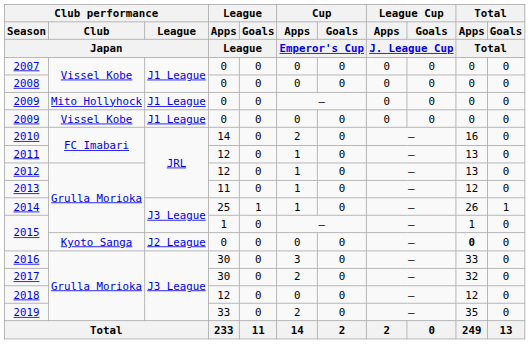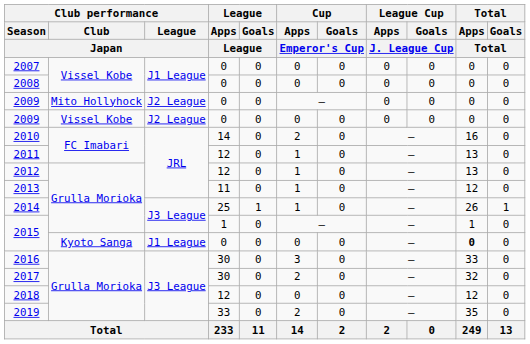(176, 101) J1 League -> (176, 101) J2 League
(176, 119) J1 League -> (176, 119) J2 League
(176, 242) J2 League -> (176, 242) J1 League
